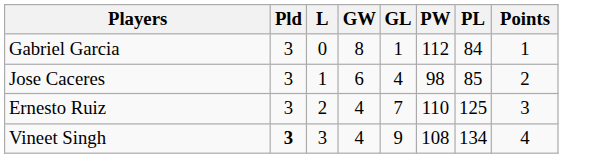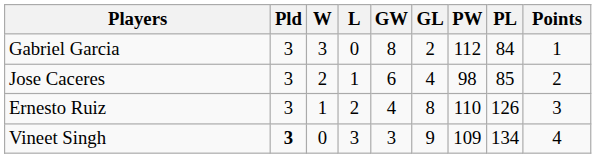+ column: (322, 19)
(398, 49) 1 -> (430, 49) 2
(398, 108) 7 -> (430, 108) 8
(473, 108) 125 -> (505, 108) 126
(359, 138) 4 -> (391, 138) 3
(435, 138) 108 -> (467, 138) 109
